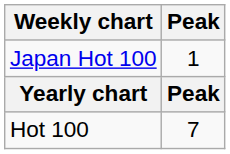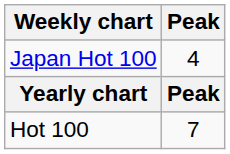(193, 58) 1 -> (193, 58) 4
